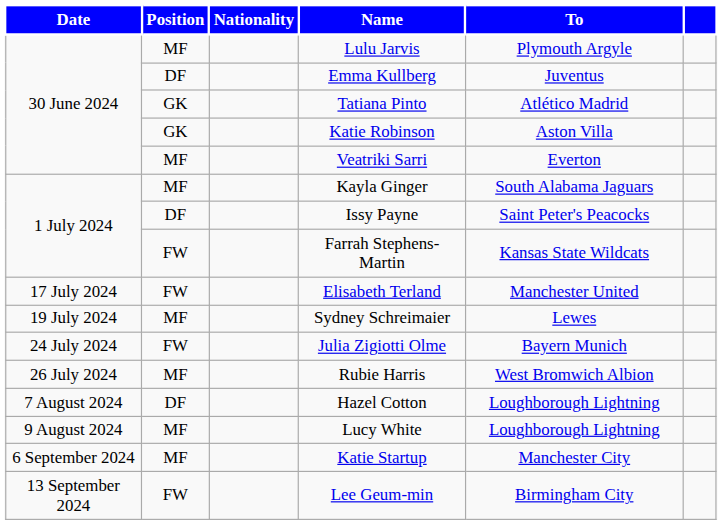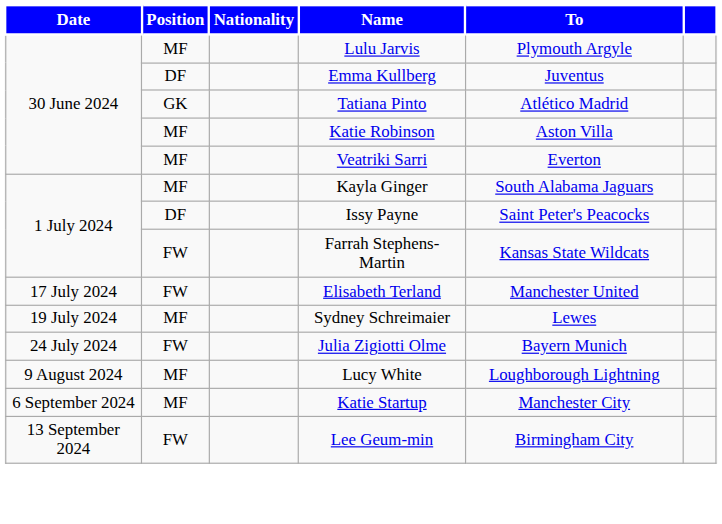(175, 132) GK -> (175, 132) MF
- row: (382, 374)
- row: (382, 402)
